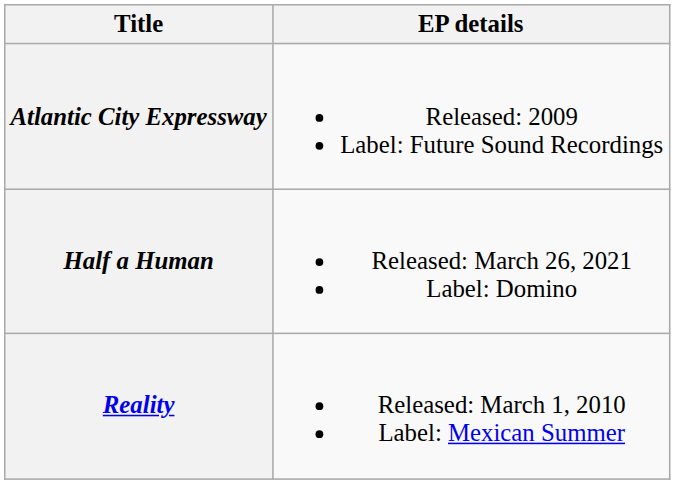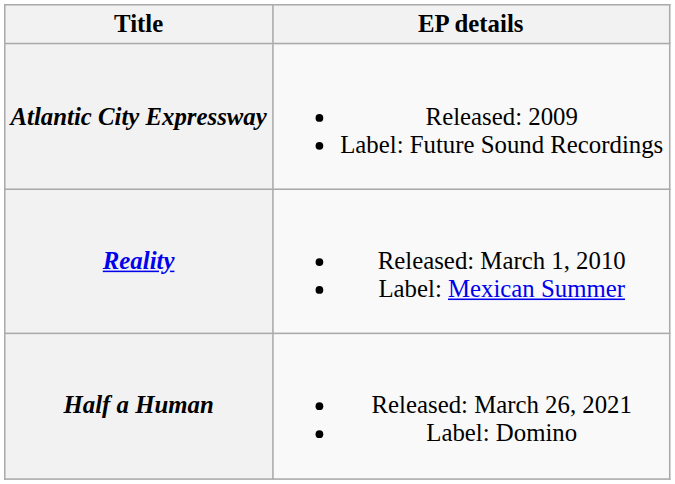rows swapped: (139, 405) <-> (139, 260)
